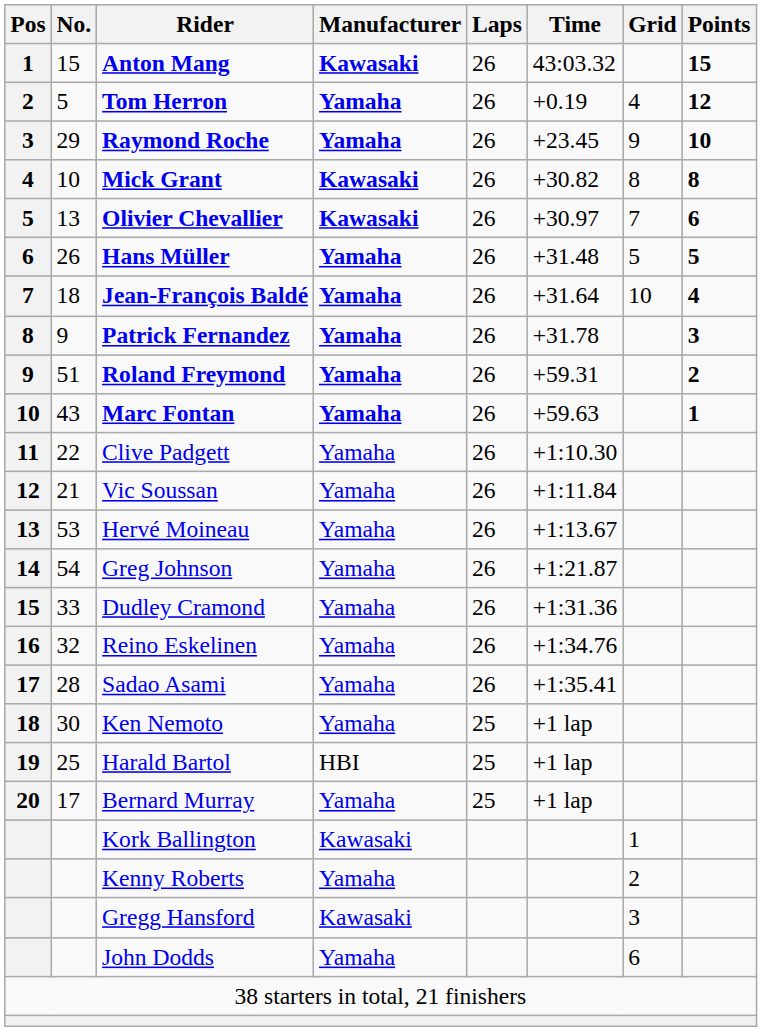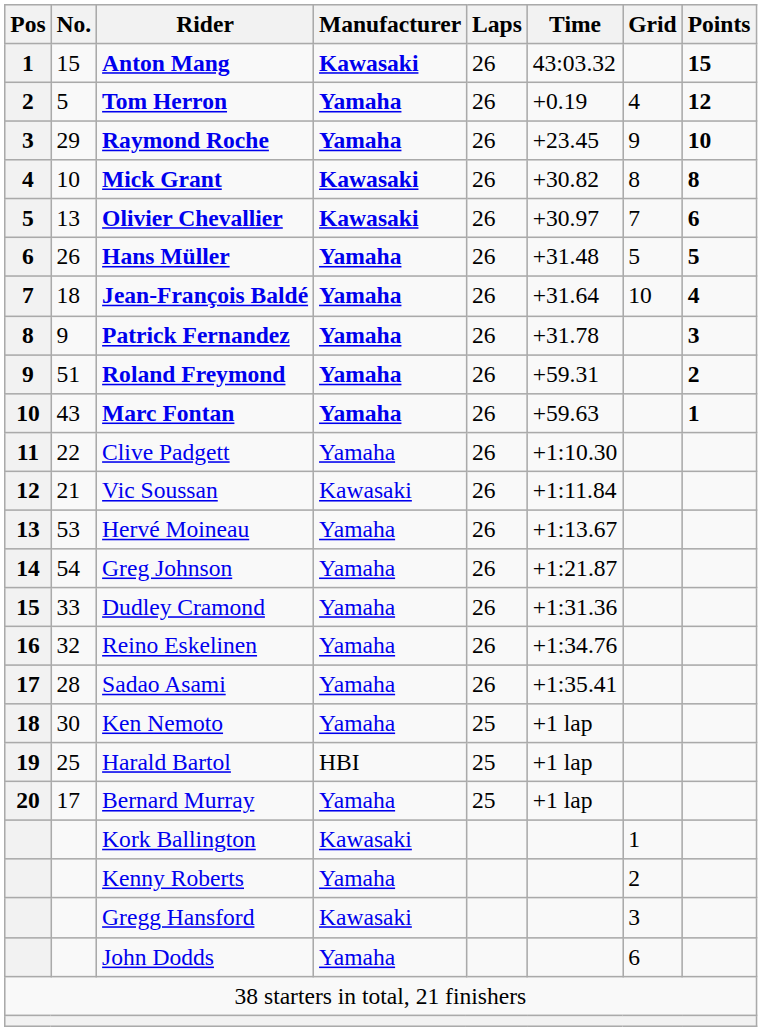(357, 490) Yamaha -> (365, 490) Kawasaki
